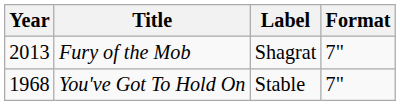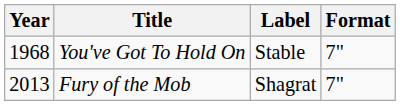rows swapped: (152, 84) <-> (125, 52)
